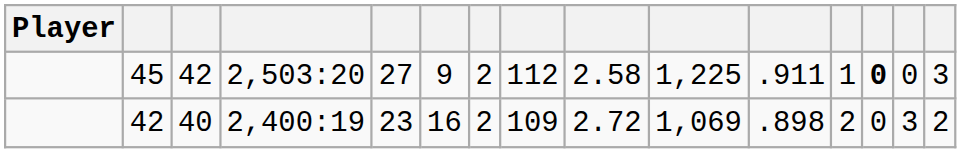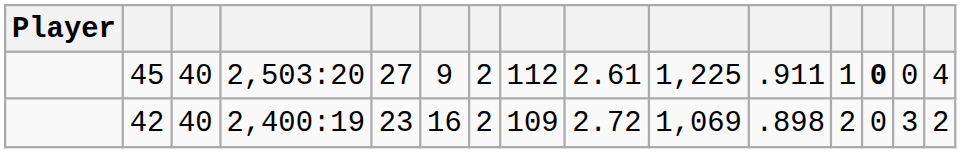(195, 76) 42 -> (195, 76) 40
(607, 76) 2.58 -> (607, 76) 2.61
(941, 76) 3 -> (941, 76) 4
